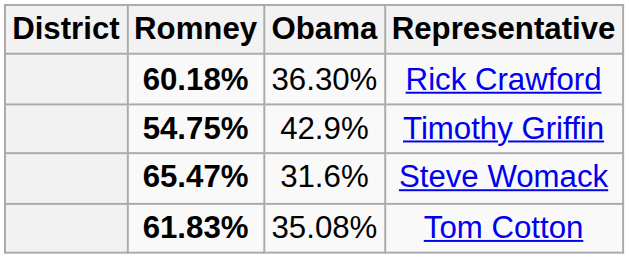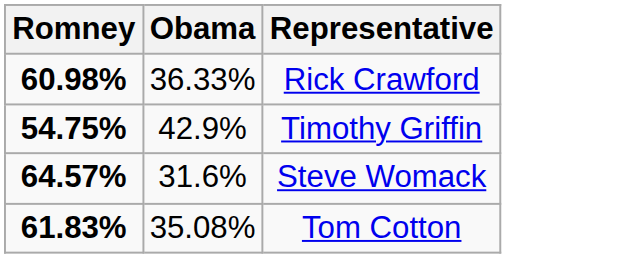- column: (66, 29)
(196, 78) 60.18% -> (74, 78) 60.98%
(324, 78) 36.30% -> (203, 78) 36.33%
(196, 177) 65.47% -> (74, 177) 64.57%
